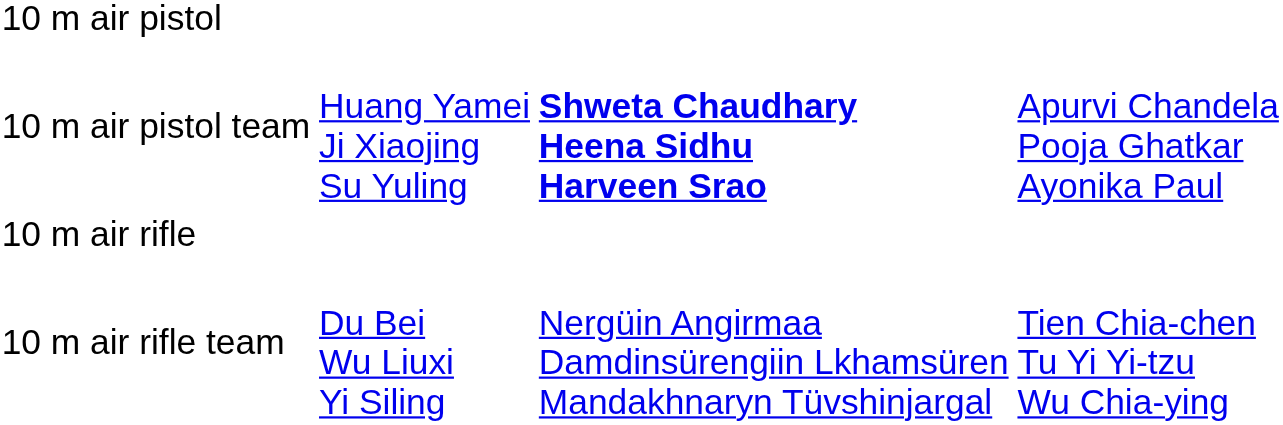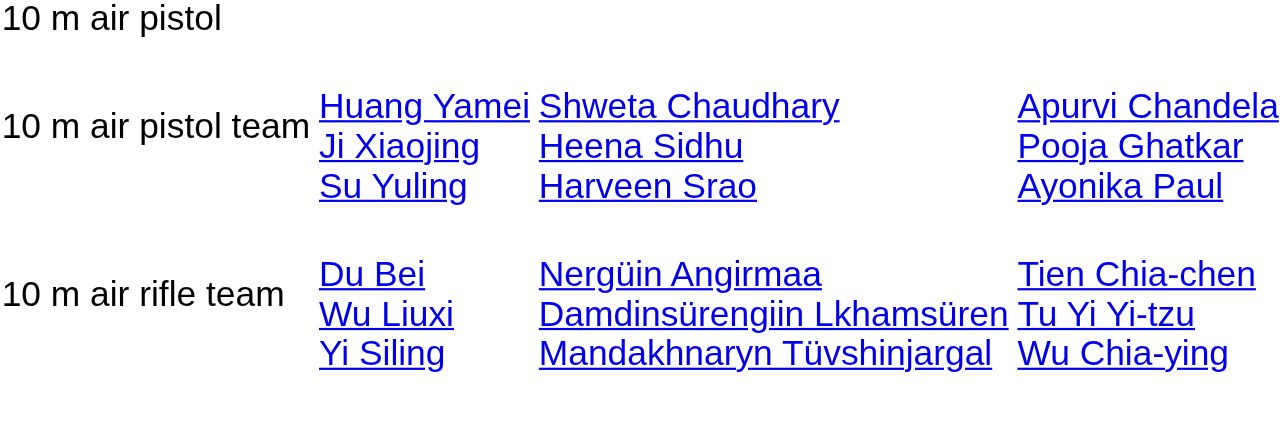(698, 146) bold -> (689, 146) normal
- row: (99, 234)
